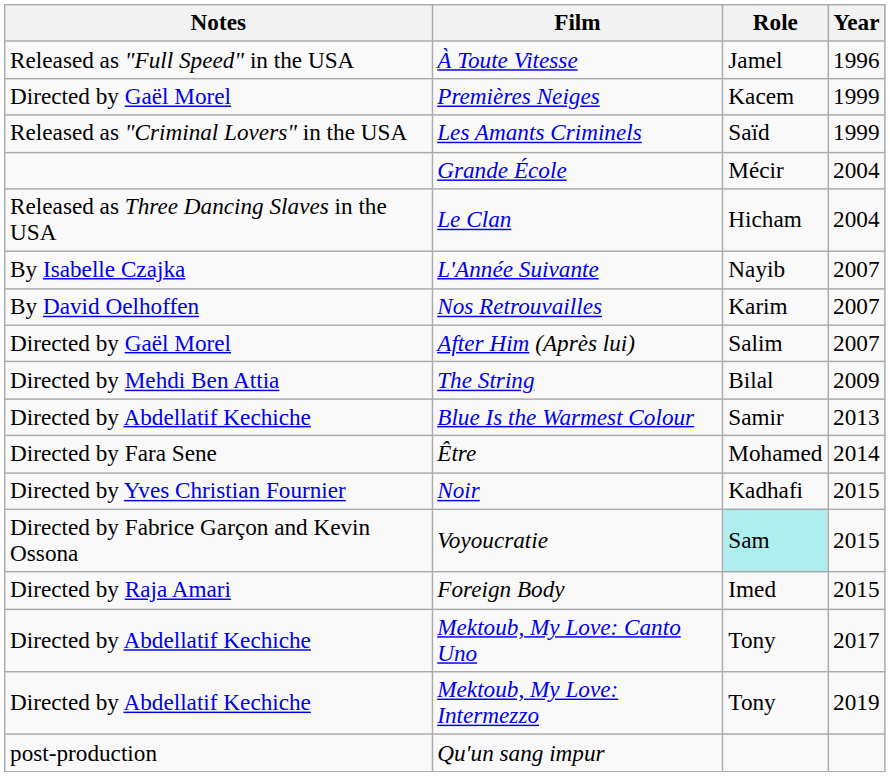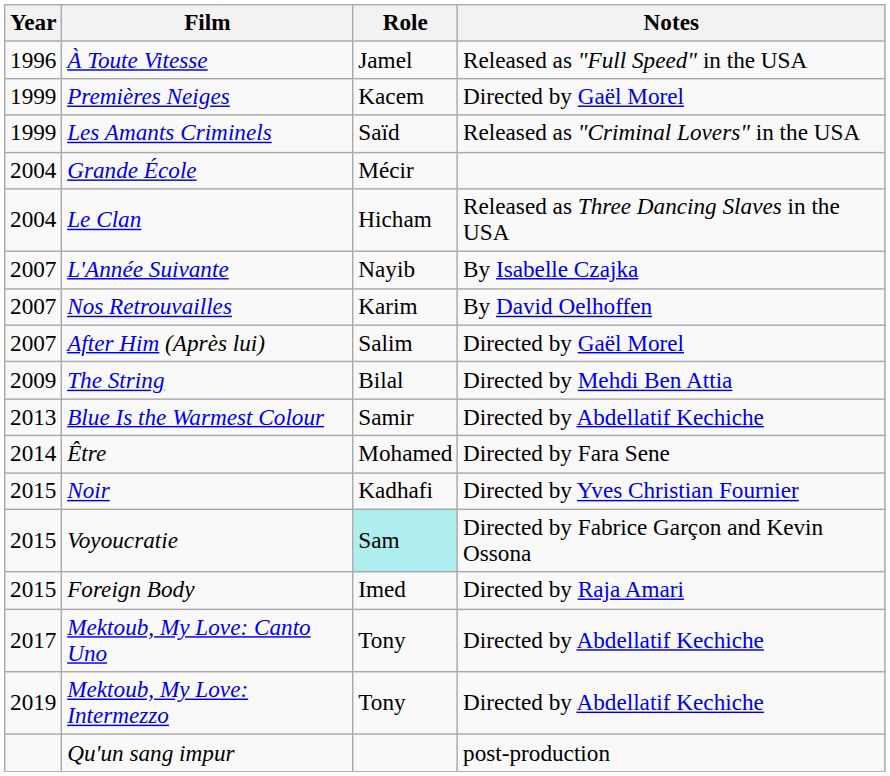columns swapped: (856, 22) <-> (218, 22)
